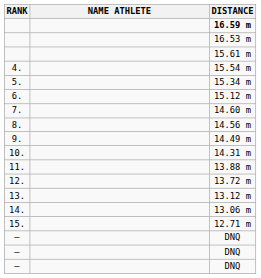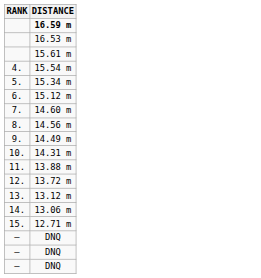- column: (119, 12)
